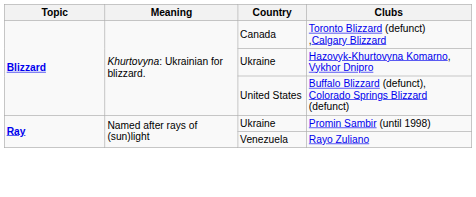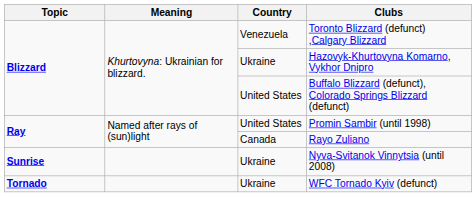(258, 34) Canada -> (264, 34) Venezuela
(258, 123) Ukraine -> (271, 123) United States
(264, 139) Venezuela -> (258, 139) Canada
+ row: (376, 161)
+ row: (373, 183)
